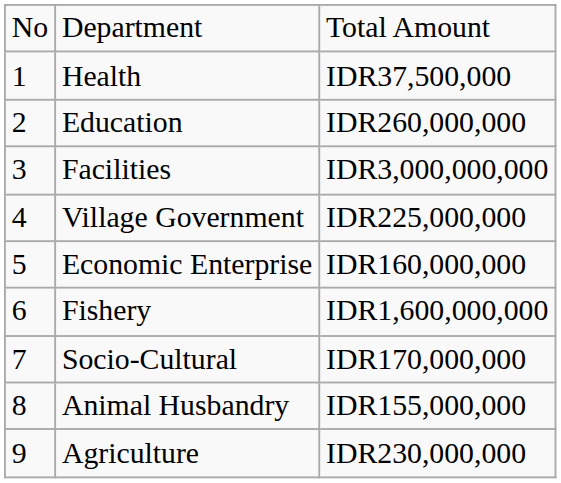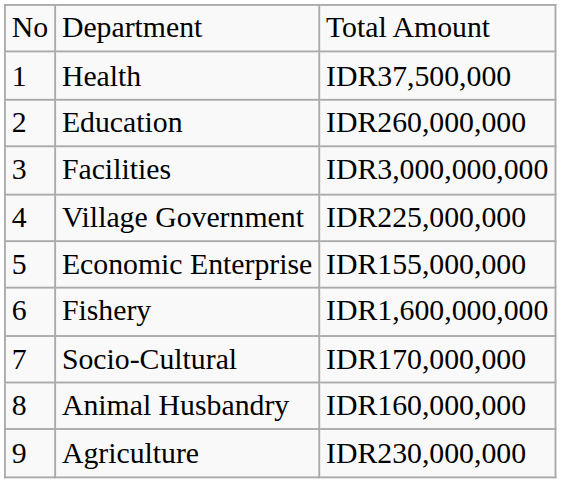(426, 264) IDR160,000,000 -> (426, 264) IDR155,000,000
(426, 405) IDR155,000,000 -> (426, 405) IDR160,000,000
